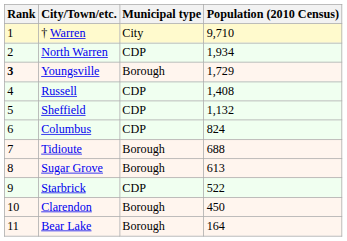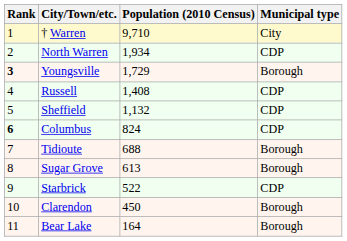columns swapped: (162, 14) <-> (273, 14)
(10, 129) normal -> (10, 129) bold
